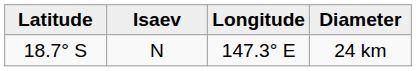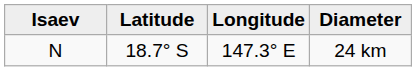columns swapped: (157, 19) <-> (55, 19)
